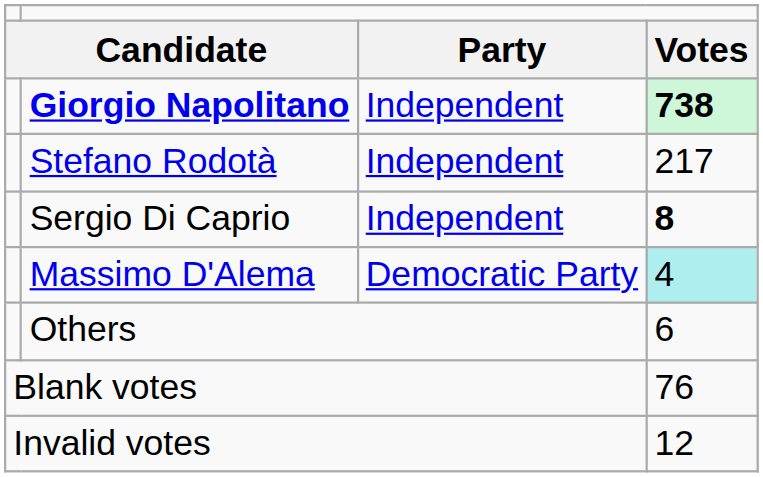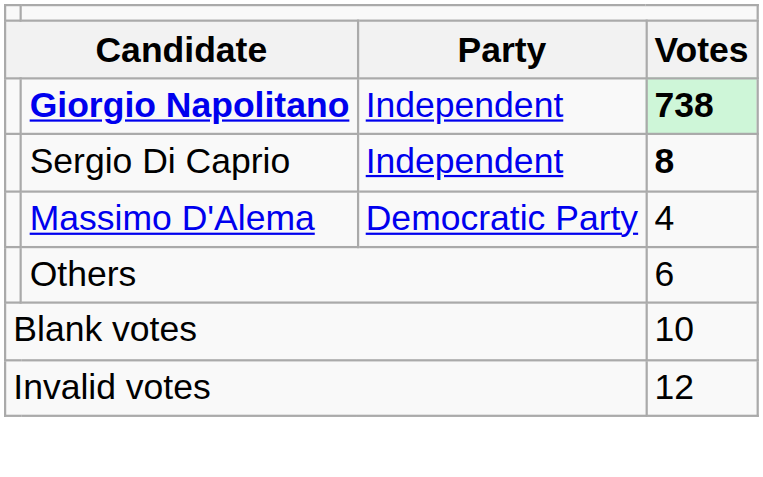- row: (153, 161)
(664, 274) paleturquoise background -> (664, 218) no background
(674, 387) 76 -> (674, 330) 10
